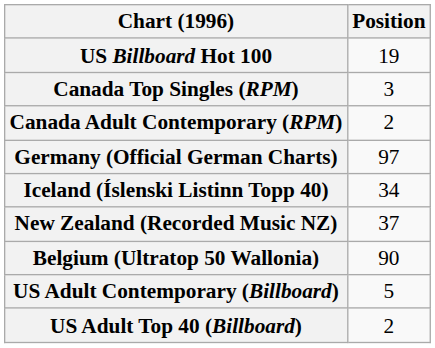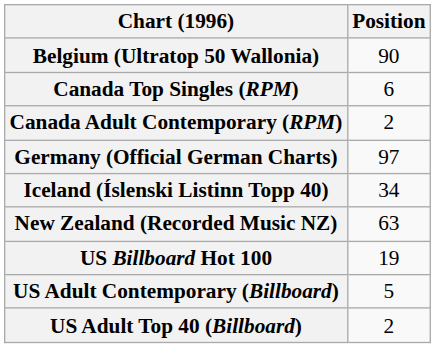rows swapped: (176, 257) <-> (176, 55)
(389, 88) 3 -> (389, 88) 6
(389, 223) 37 -> (389, 223) 63
